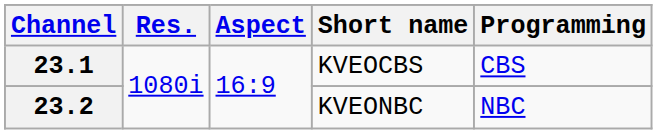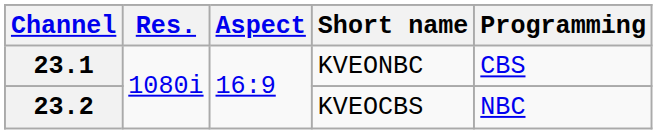(371, 66) KVEOCBS -> (371, 66) KVEONBC
(371, 107) KVEONBC -> (371, 107) KVEOCBS
